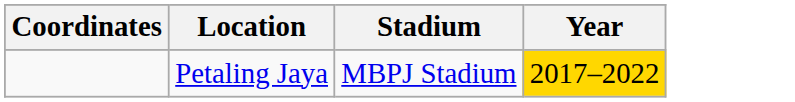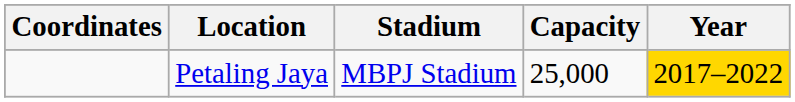+ column: (585, 27)
